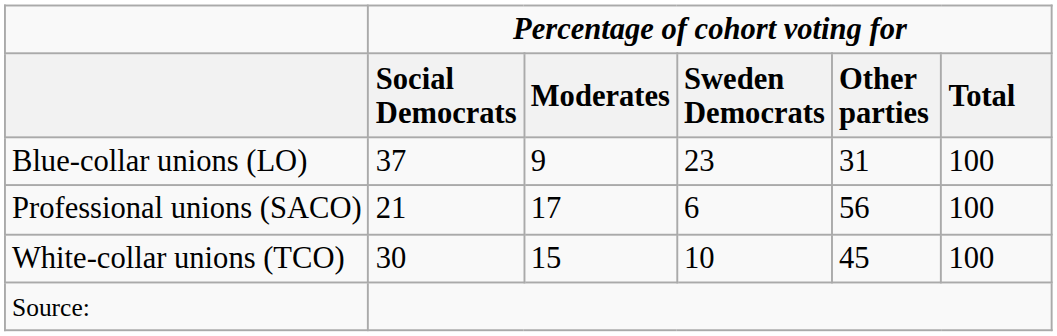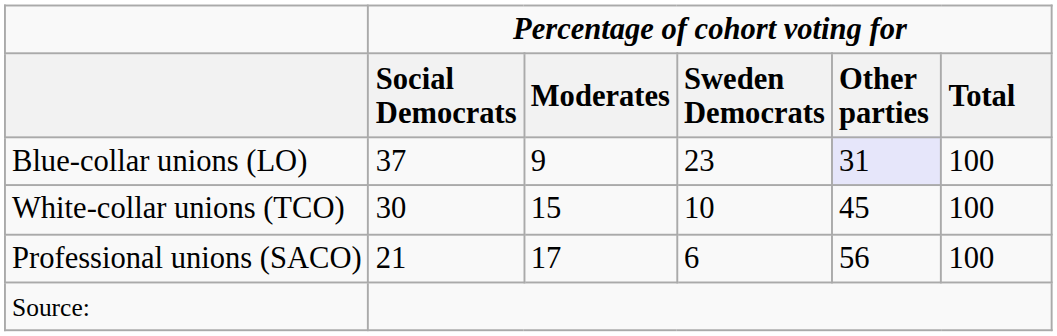(854, 160) no background -> (854, 160) lavender background
rows swapped: (178, 257) <-> (187, 209)
